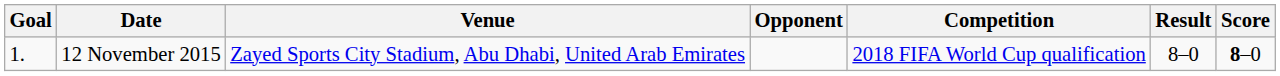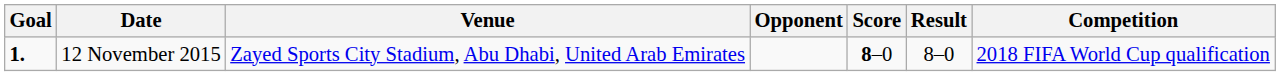columns swapped: (1245, 20) <-> (999, 20)
(17, 53) normal -> (17, 53) bold
